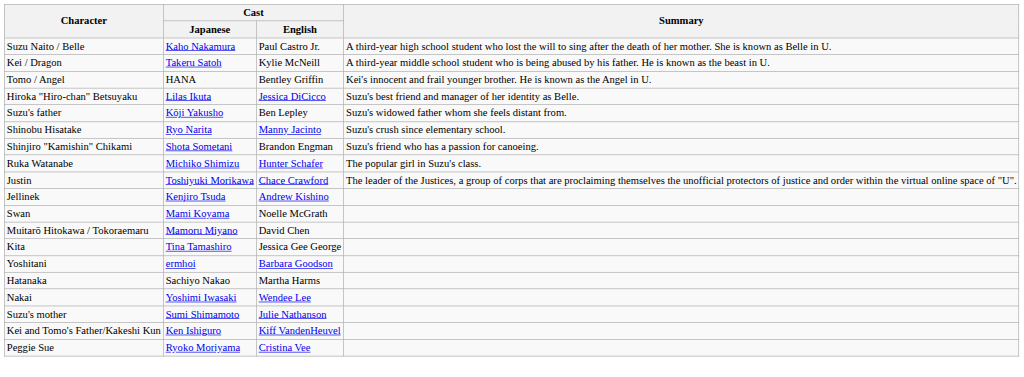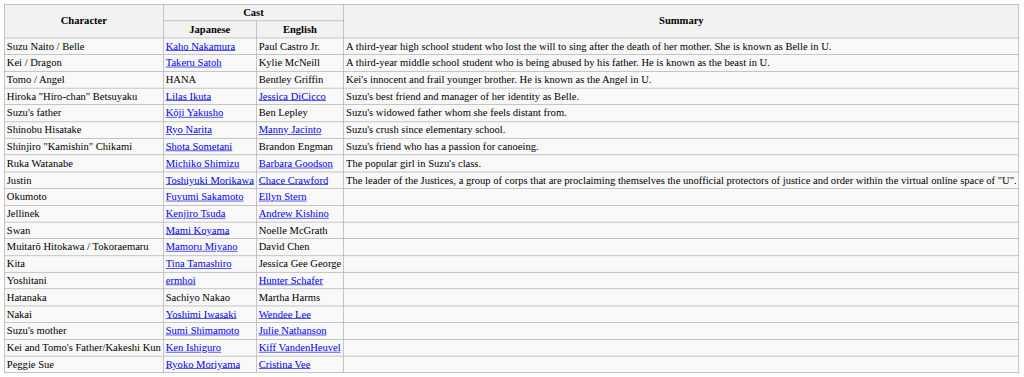(291, 163) Hunter Schafer -> (296, 163) Barbara Goodson
+ row: (27, 197)
(296, 264) Barbara Goodson -> (291, 280) Hunter Schafer
